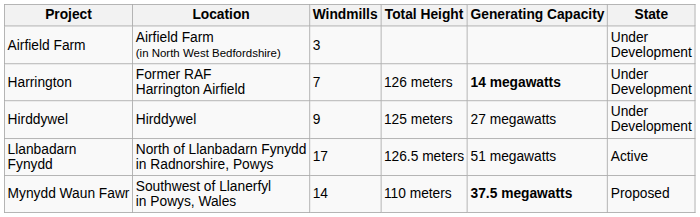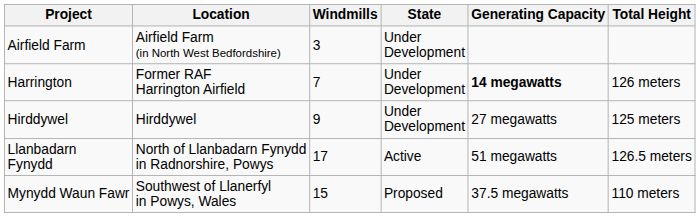columns swapped: (651, 15) <-> (424, 15)
(320, 194) 14 -> (320, 194) 15
(521, 194) bold -> (520, 194) normal
